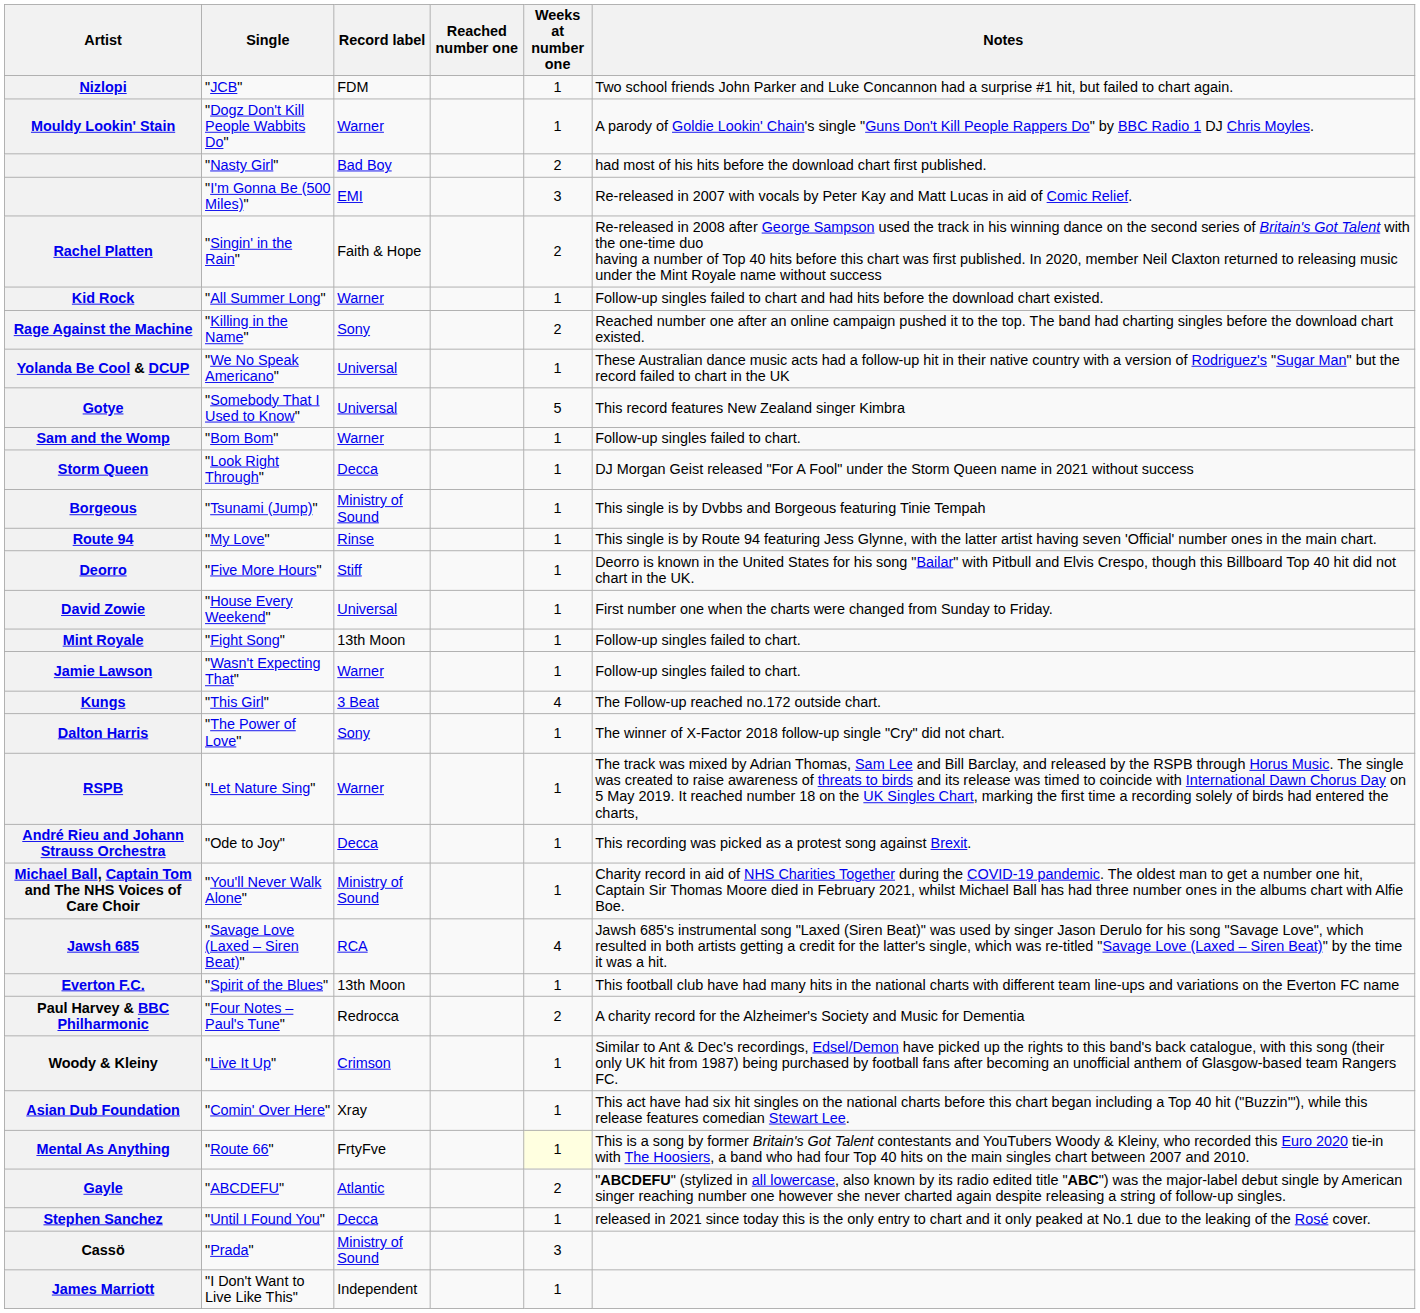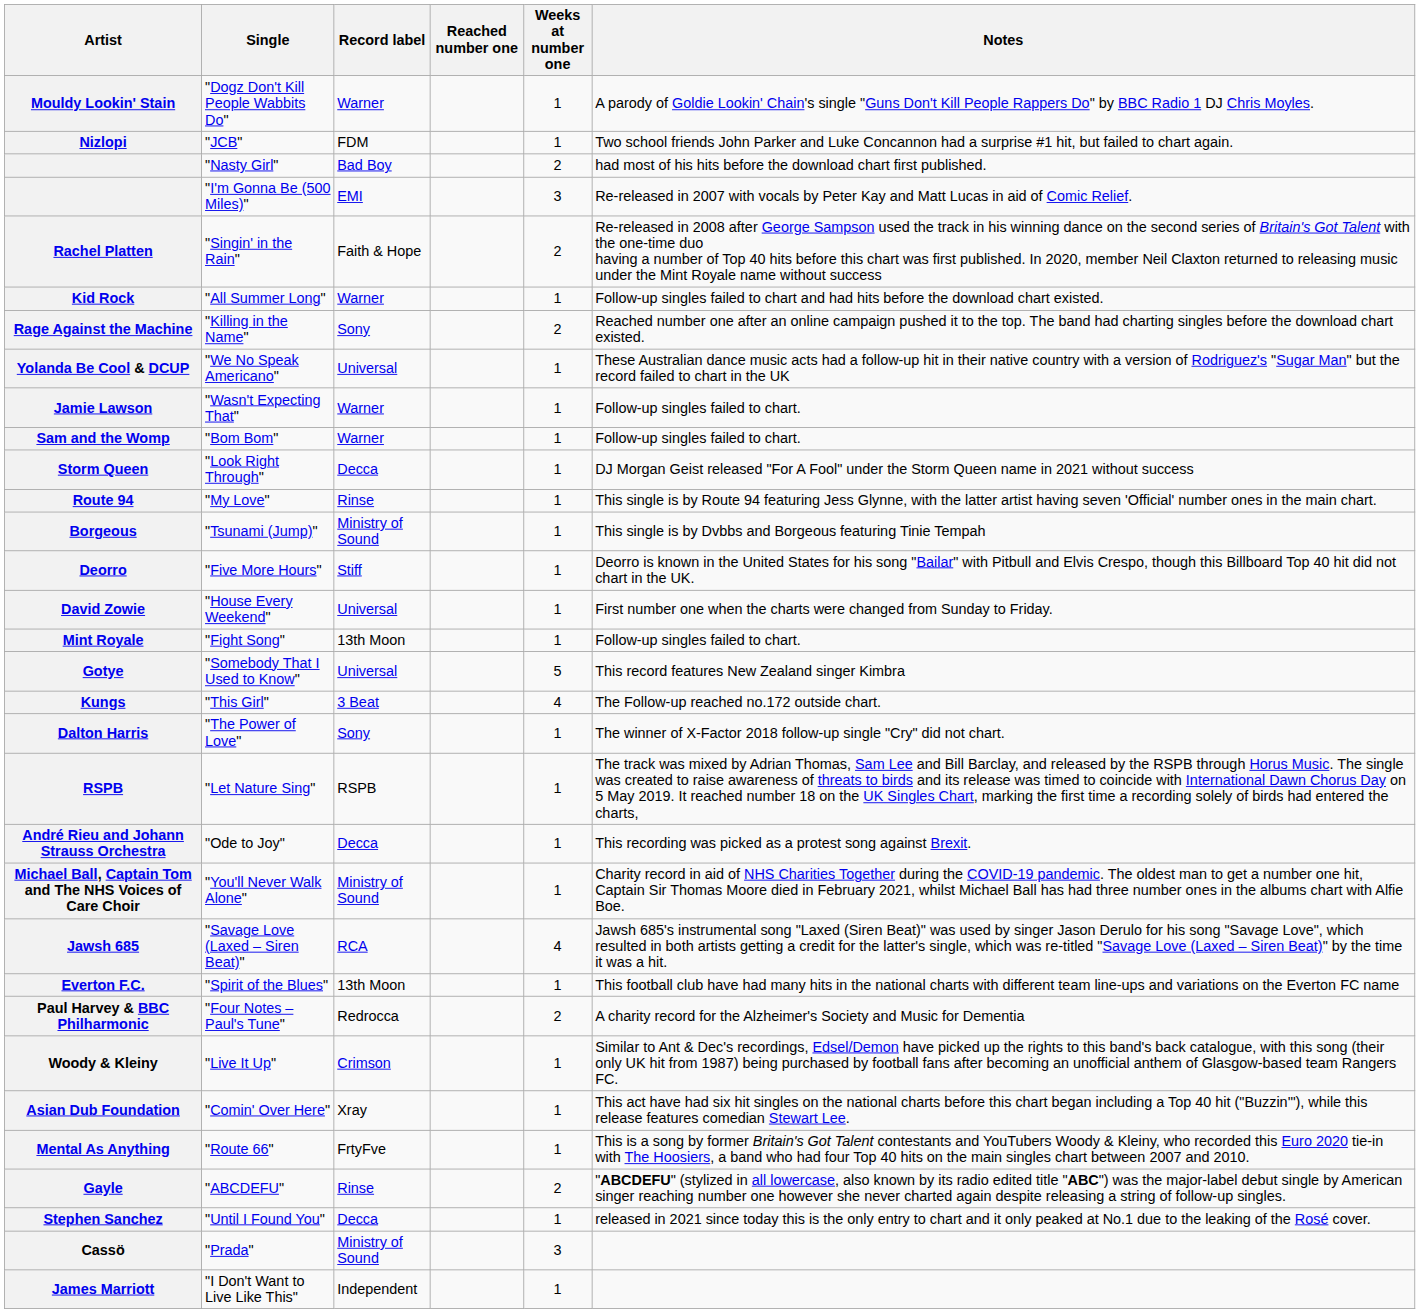rows swapped: (255, 126) <-> (224, 87)
rows swapped: (262, 407) <-> (263, 671)
rows swapped: (237, 539) <-> (261, 508)
(361, 788) Warner -> (357, 788) RSPB
(558, 1149) lightyellow background -> (558, 1149) no background
(361, 1188) Atlantic -> (356, 1188) Rinse
